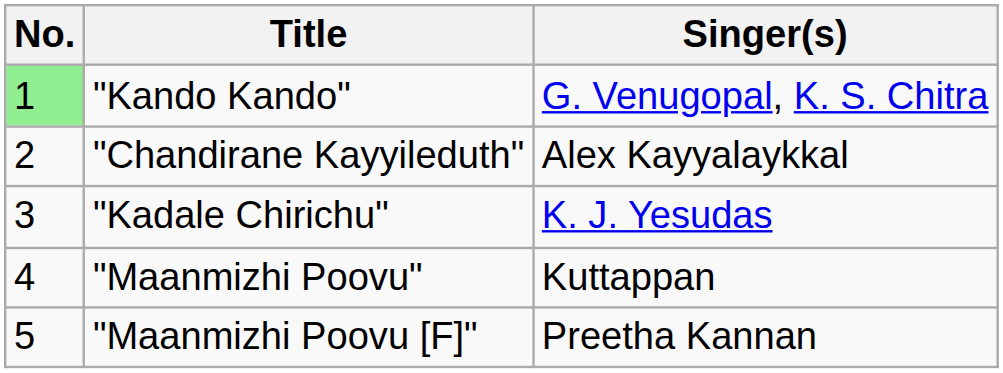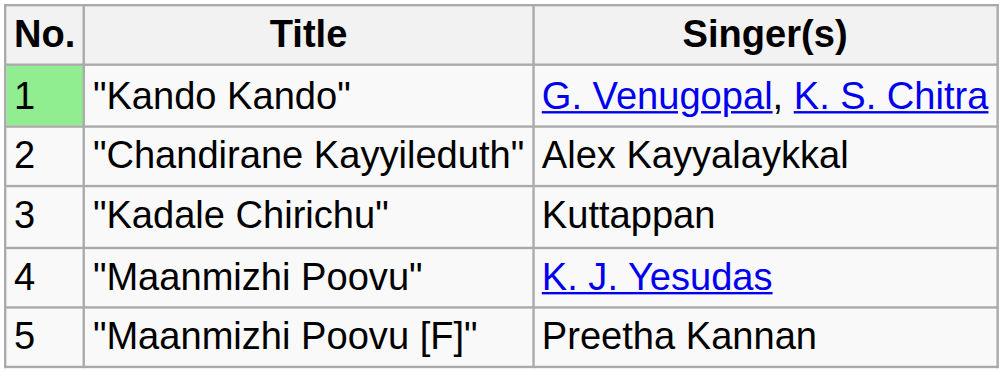(657, 215) K. J. Yesudas -> (629, 215) Kuttappan
(629, 276) Kuttappan -> (657, 276) K. J. Yesudas
